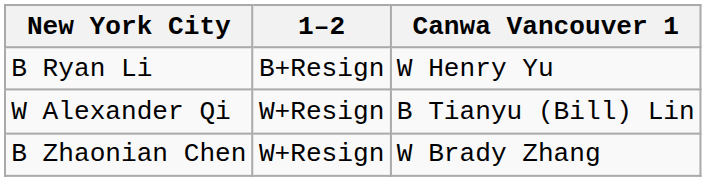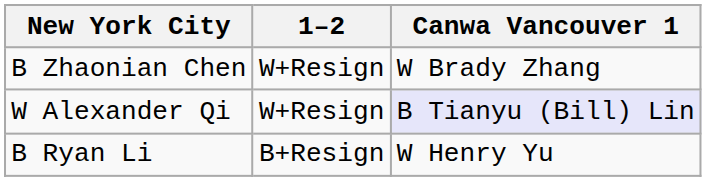rows swapped: (82, 69) <-> (129, 154)
(546, 111) no background -> (546, 111) lavender background
